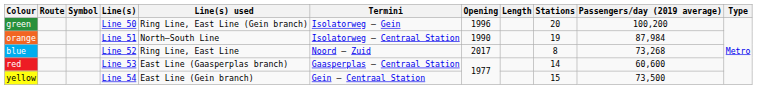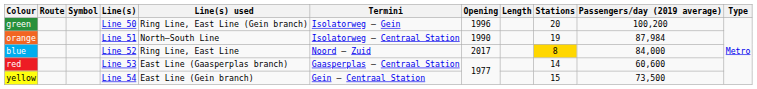(555, 51) no background -> (555, 51) gold background
(650, 51) 73,268 -> (650, 51) 84,000
